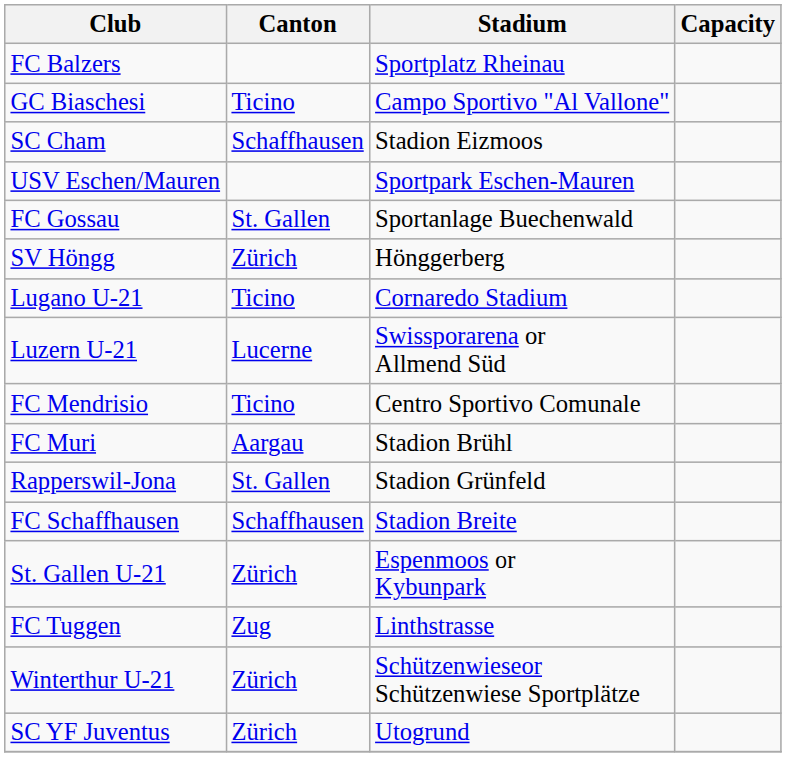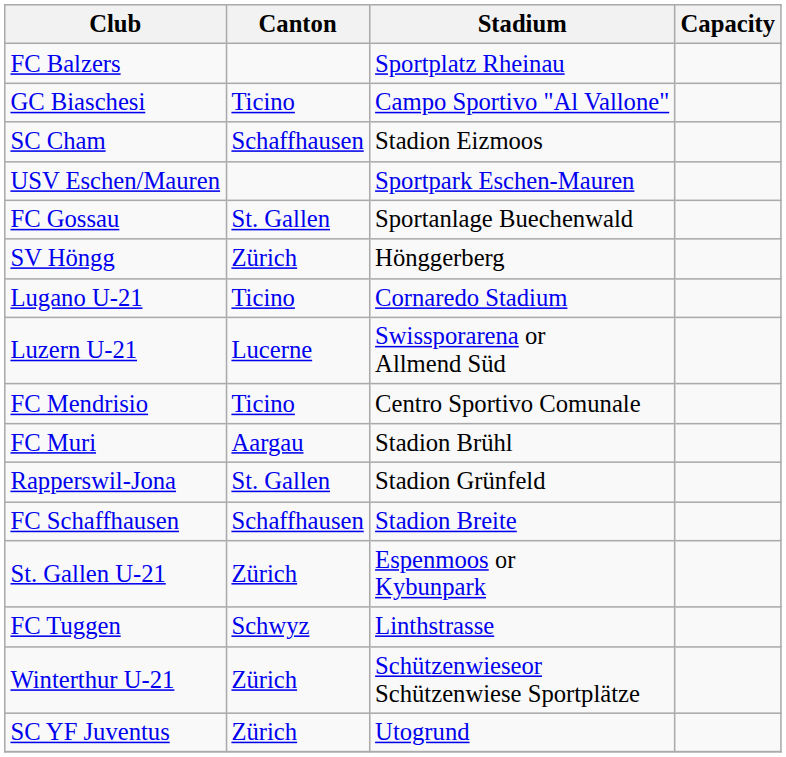(251, 626) Zug -> (270, 626) Schwyz
